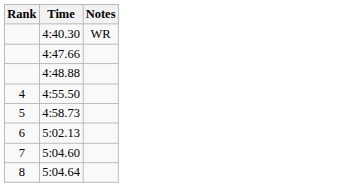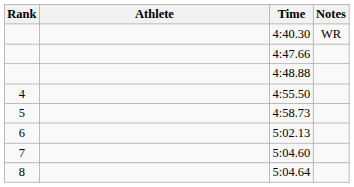+ column: (154, 14)
